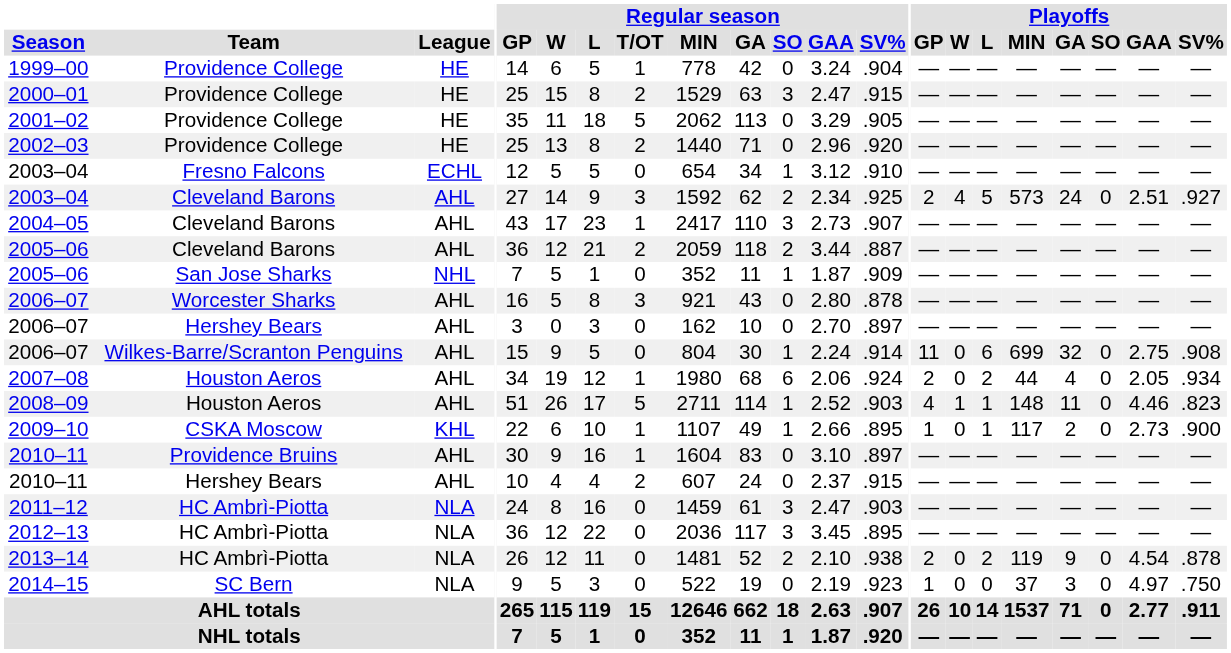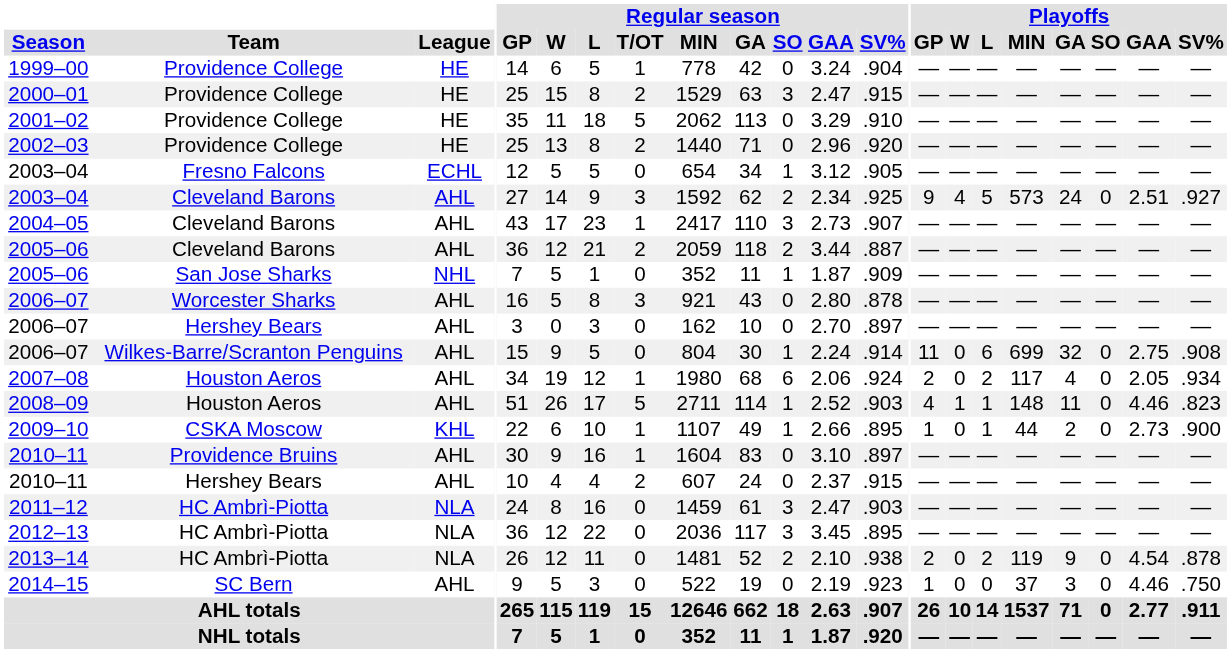(883, 119) .905 -> (883, 119) .910
(883, 171) .910 -> (883, 171) .905
(929, 197) 2 -> (929, 197) 9
(1027, 377) 44 -> (1027, 377) 117
(1027, 429) 117 -> (1027, 429) 44
(454, 584) NLA -> (454, 584) AHL
(1149, 584) 4.97 -> (1149, 584) 4.46
